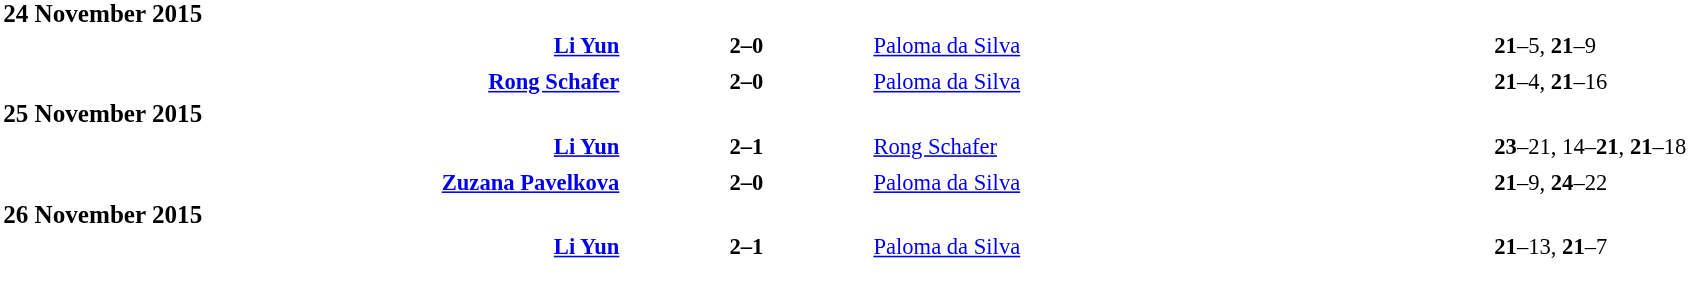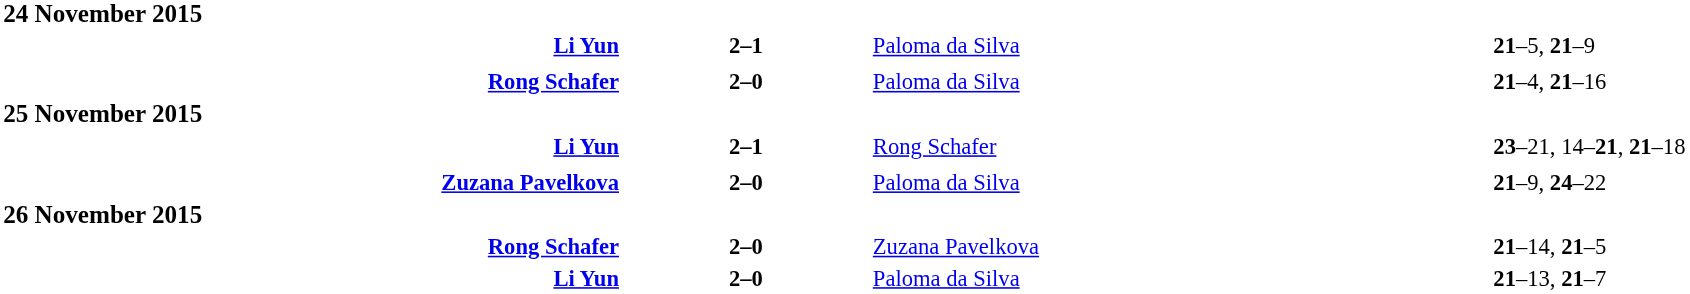(746, 45) 2–0 -> (746, 45) 2–1
+ row: (553, 246)
(746, 246) 2–1 -> (746, 278) 2–0
